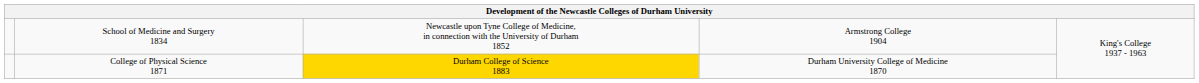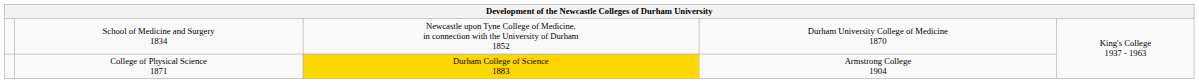(878, 36) Armstrong College 1904 -> (878, 36) Durham University College of Medicine 1870
(878, 66) Durham University College of Medicine 1870 -> (878, 66) Armstrong College 1904
